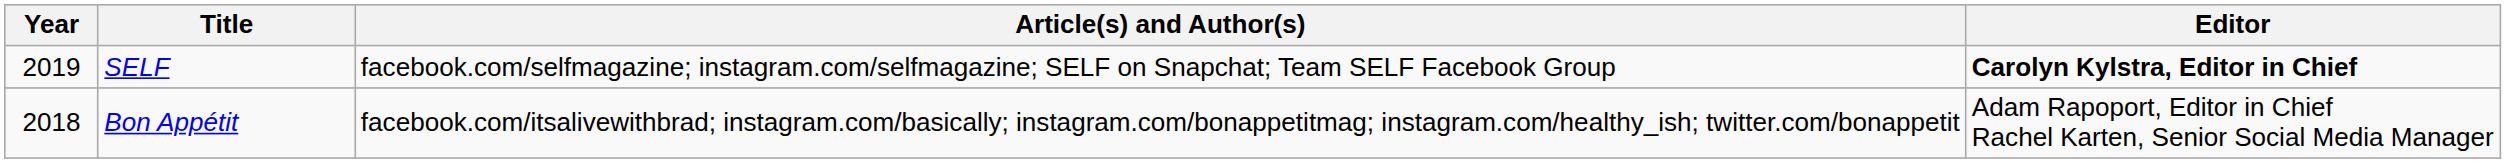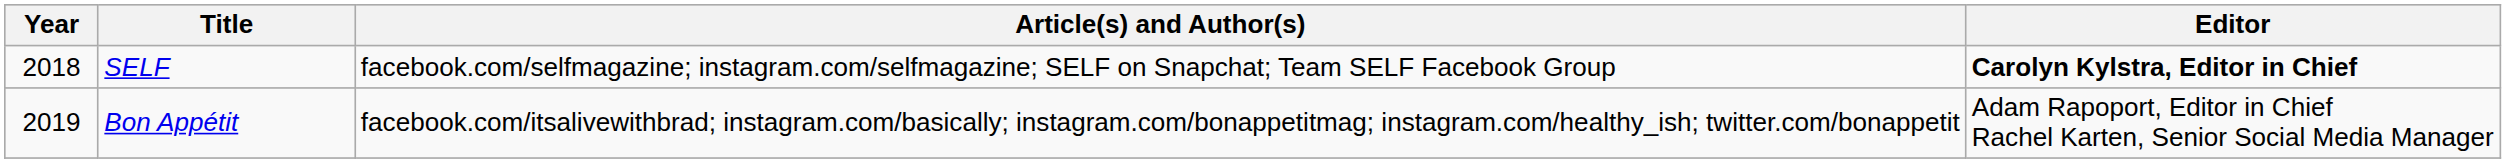(52, 66) 2019 -> (52, 66) 2018
(52, 122) 2018 -> (52, 122) 2019
